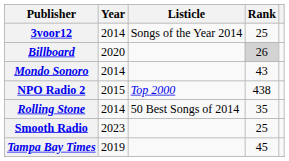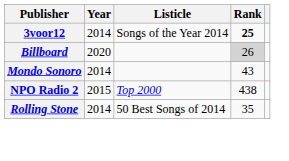(262, 33) normal -> (248, 33) bold
- row: (51, 128)
- row: (51, 147)
